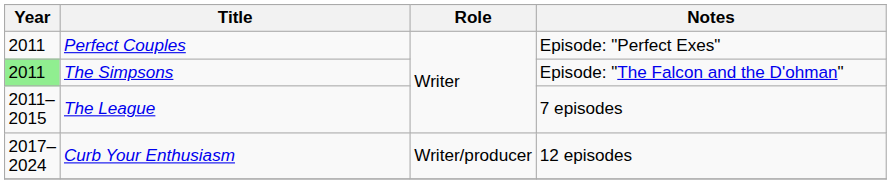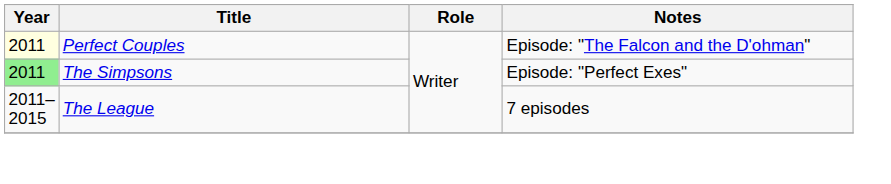(27, 45) no background -> (27, 45) lightyellow background
(630, 45) Episode: "Perfect Exes" -> (658, 45) Episode: "The Falcon and the D'ohman"
(692, 72) Episode: "The Falcon and the D'ohman" -> (597, 72) Episode: "Perfect Exes"
- row: (149, 155)
